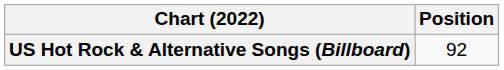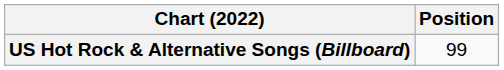(457, 49) 92 -> (457, 49) 99
